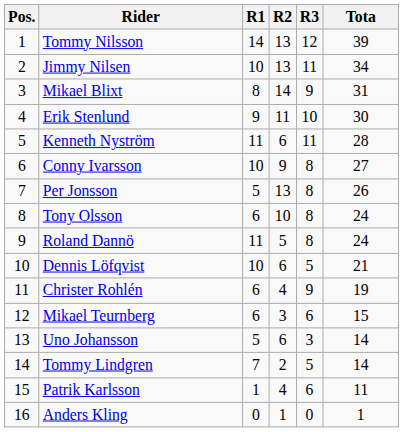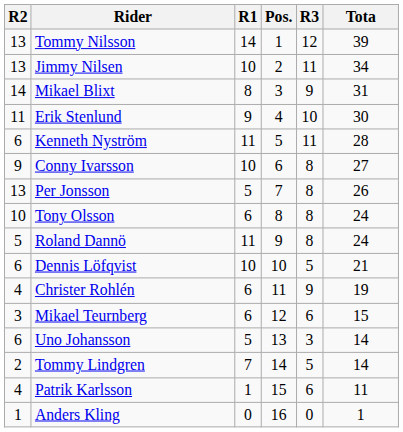columns swapped: (22, 16) <-> (283, 16)
